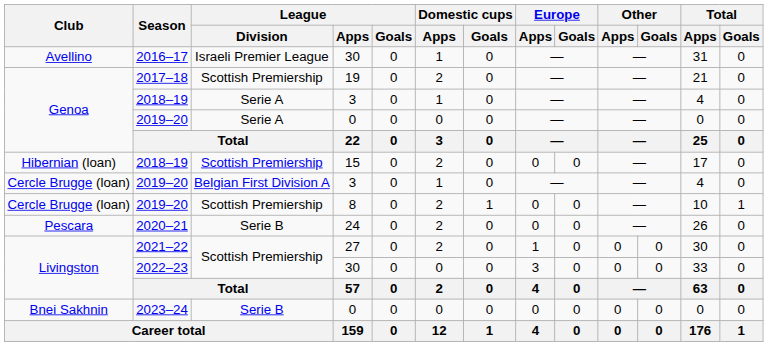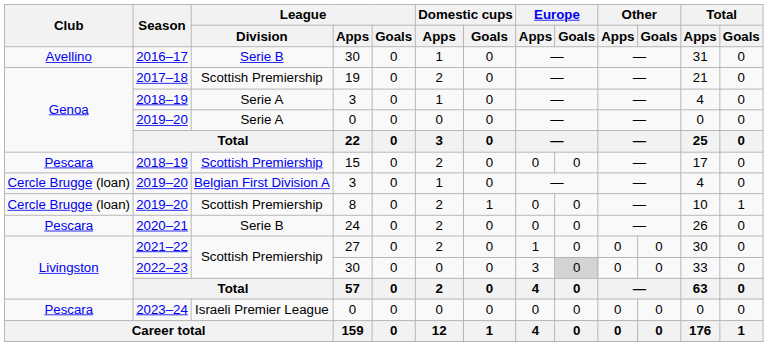(262, 57) Israeli Premier League -> (262, 57) Serie B
(69, 162) Hibernian (loan) -> (69, 162) Pescara
(577, 267) no background -> (577, 267) lightgrey background
(69, 309) Bnei Sakhnin -> (69, 309) Pescara
(262, 309) Serie B -> (262, 309) Israeli Premier League
